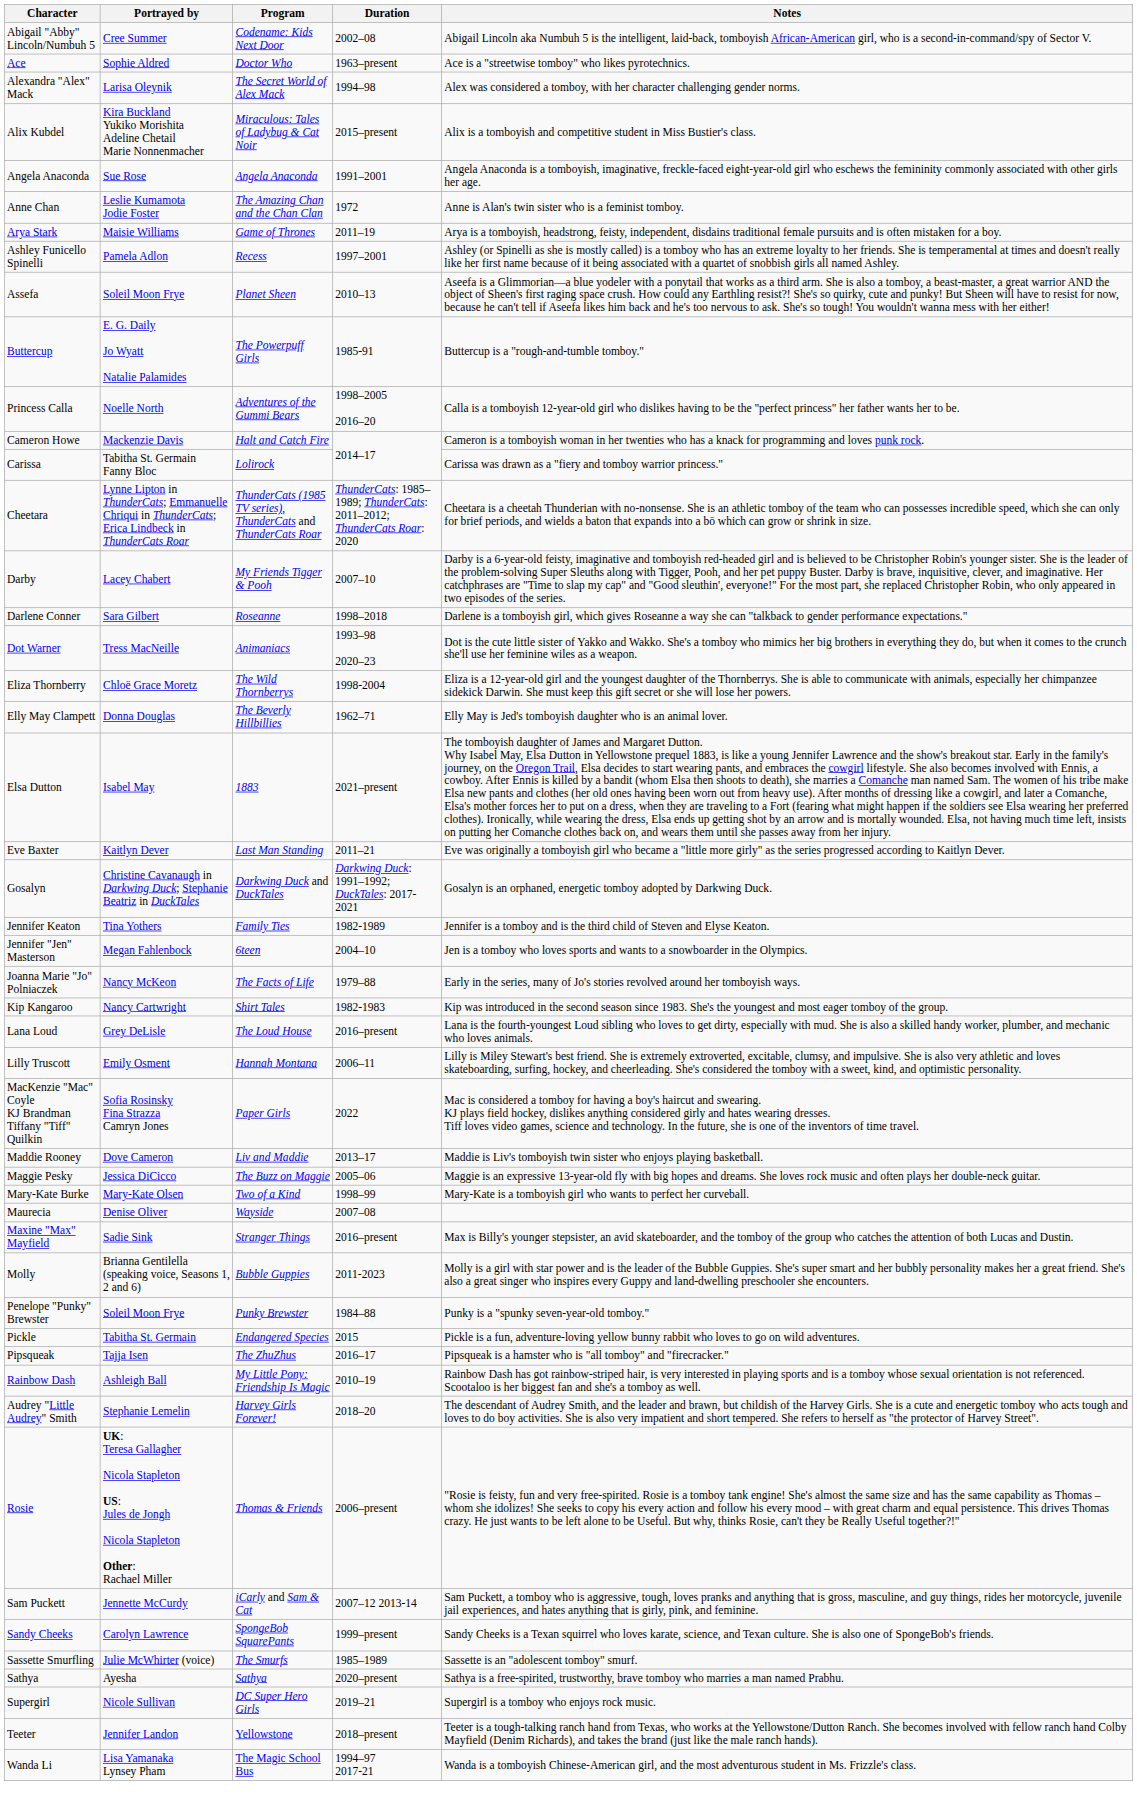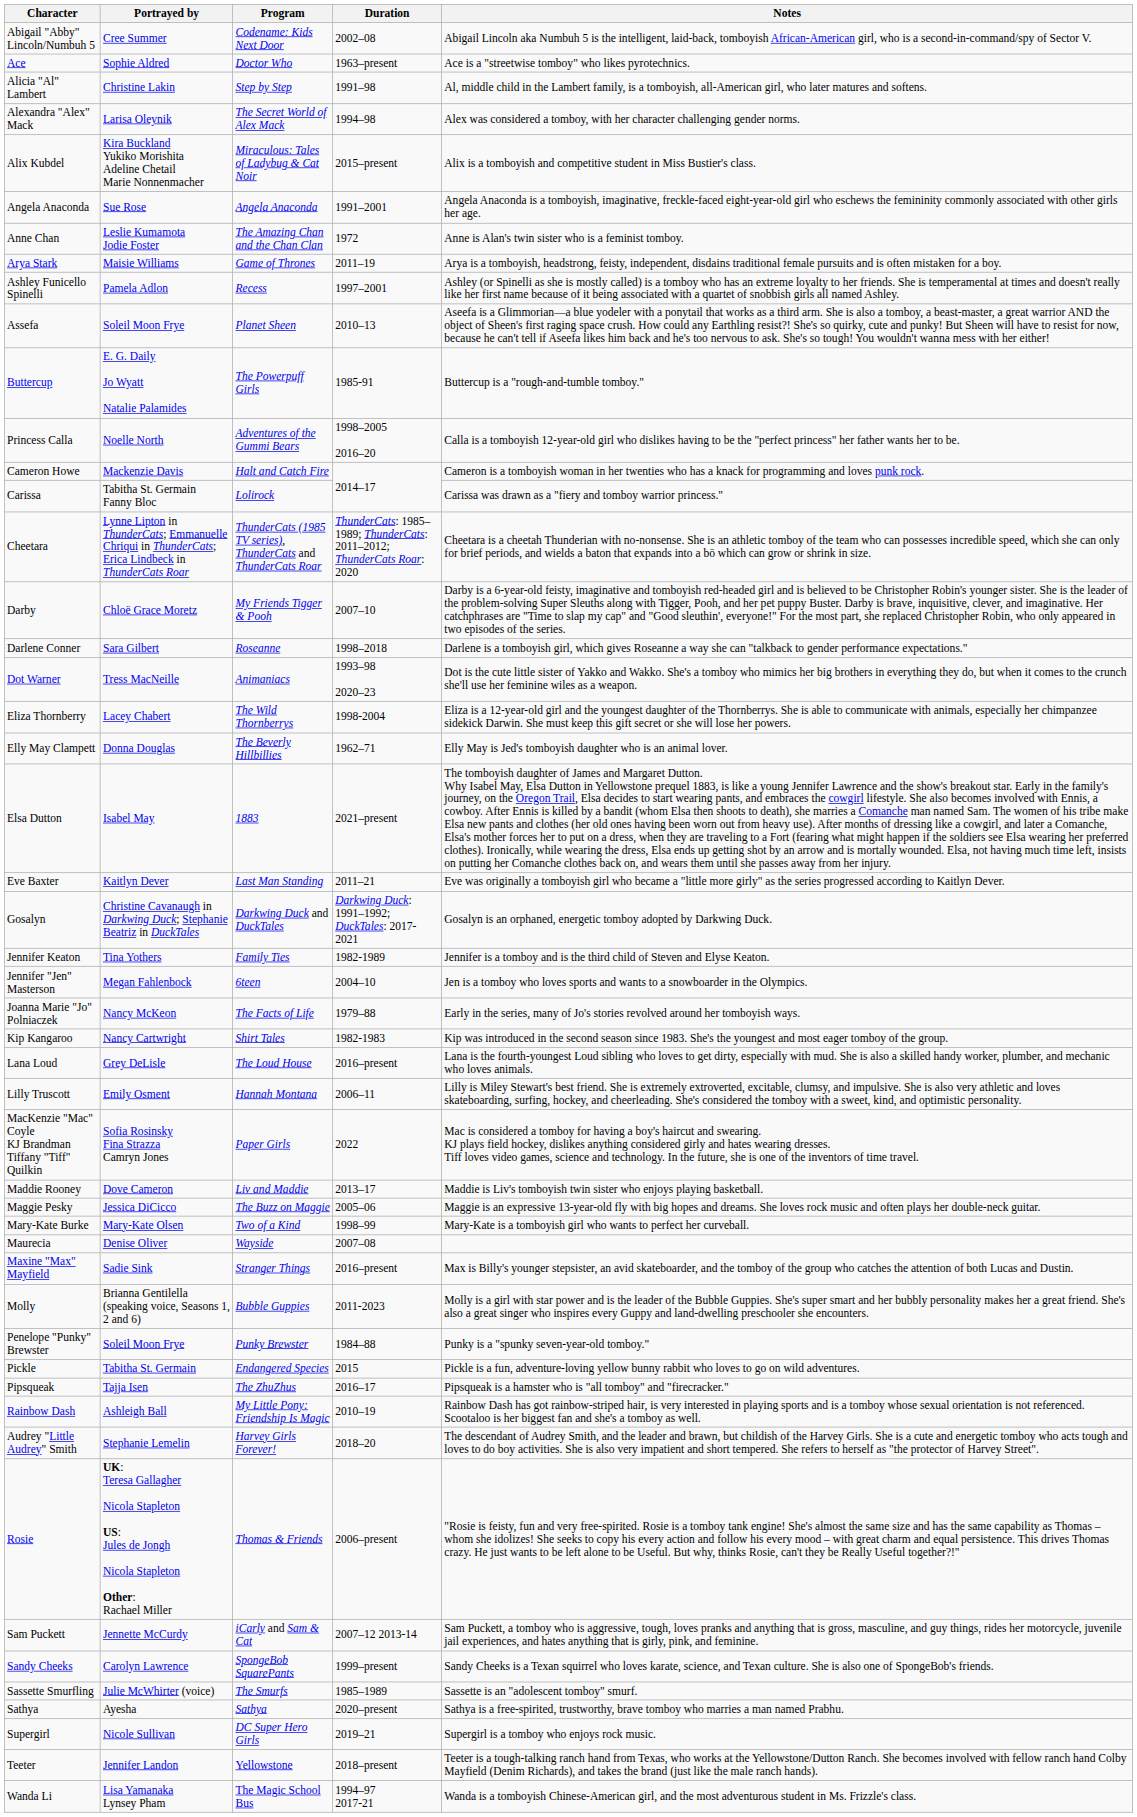+ row: (33, 87)
(137, 579) Lacey Chabert -> (150, 610) Chloë Grace Moretz
(150, 685) Chloë Grace Moretz -> (137, 717) Lacey Chabert
